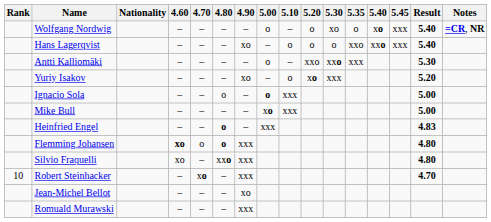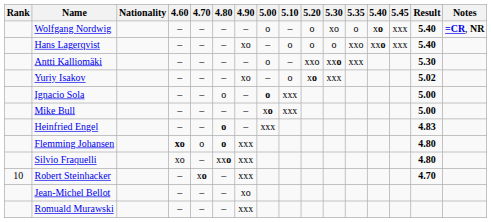(427, 78) 5.20 -> (427, 78) 5.02
